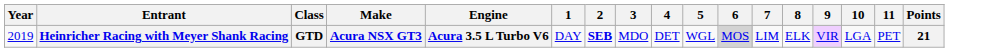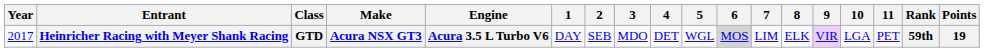+ column: (921, 14)
(20, 36) 2019 -> (20, 36) 2017
(600, 36) bold -> (600, 36) normal
(924, 36) 21 -> (959, 36) 19
